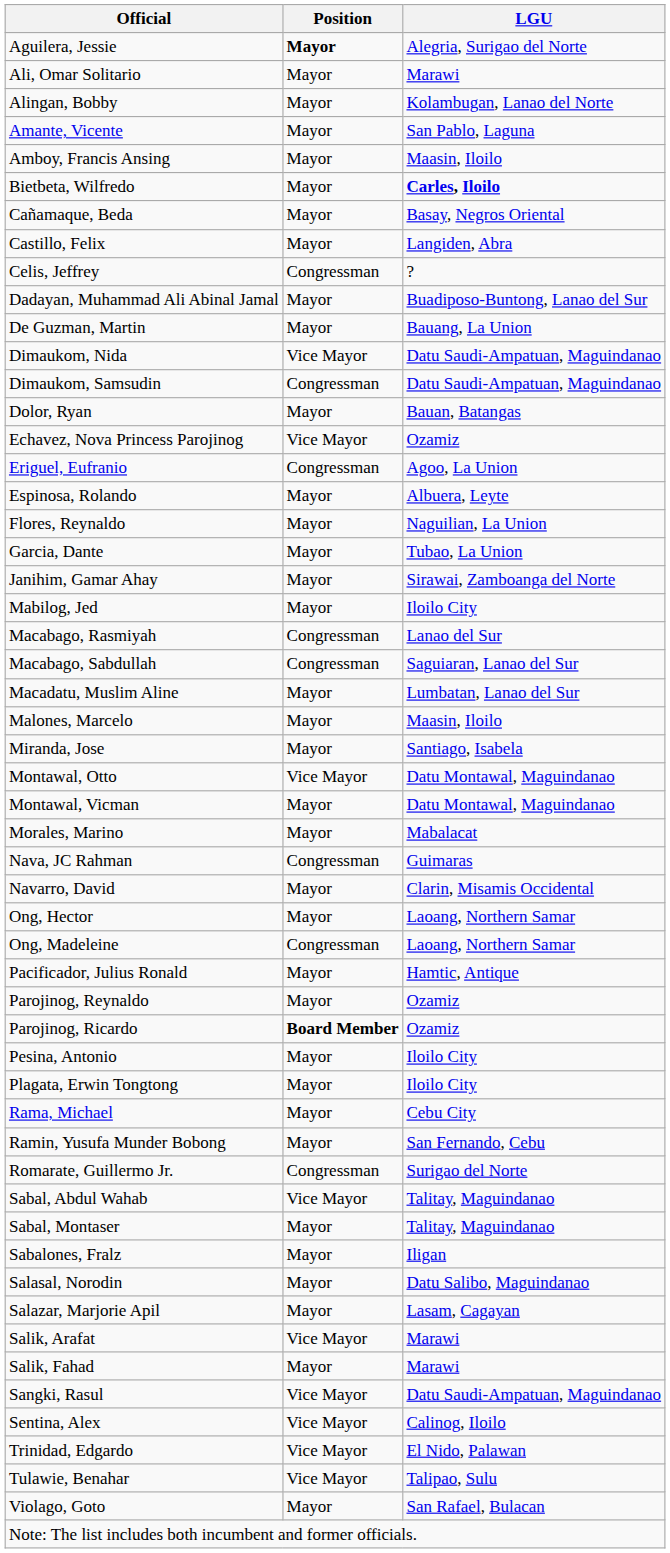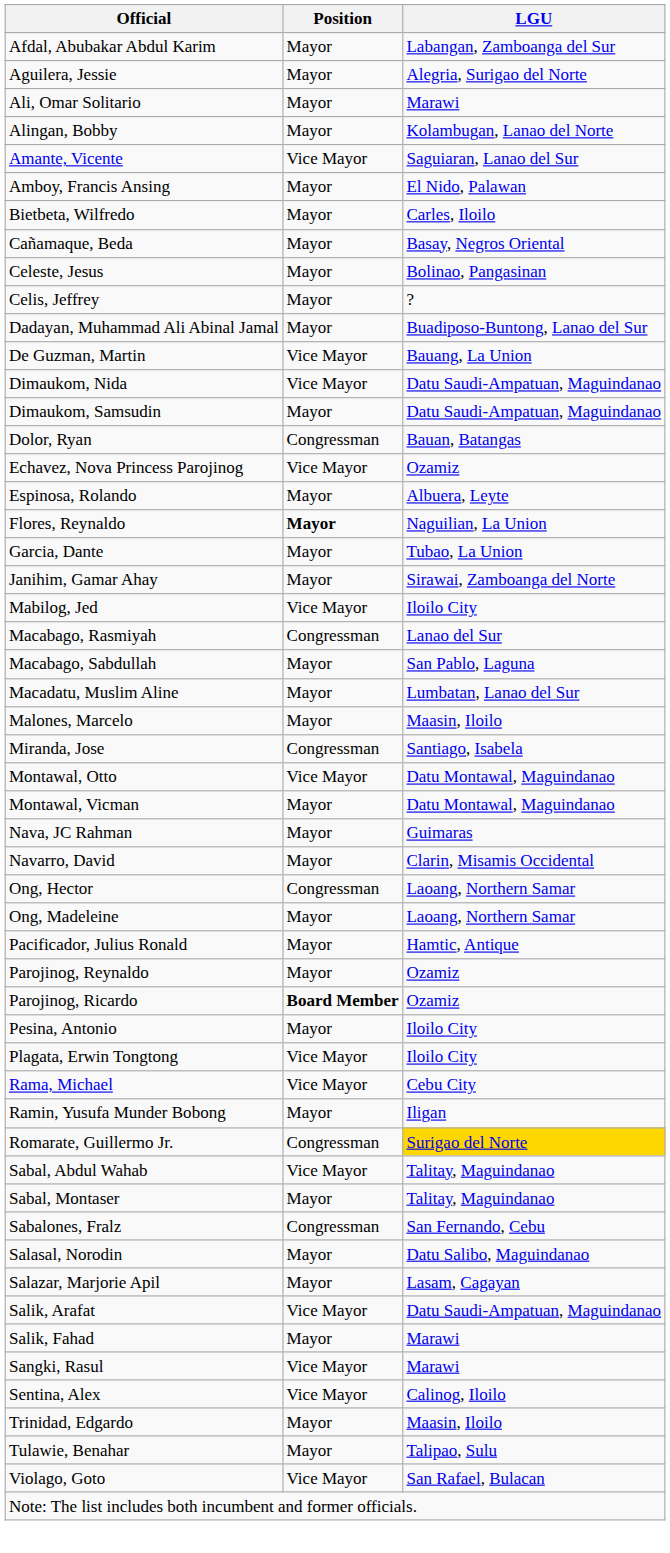+ row: (112, 46)
(311, 46) bold -> (309, 74) normal
(309, 131) Mayor -> (327, 159) Vice Mayor
(470, 131) San Pablo, Laguna -> (492, 159) Saguiaran, Lanao del Sur
(454, 159) Maasin, Iloilo -> (466, 187) El Nido, Palawan
(453, 187) bold -> (451, 215) normal
- row: (57, 243)
+ row: (56, 271)
(333, 271) Congressman -> (309, 299) Mayor
(309, 327) Mayor -> (327, 355) Vice Mayor
(333, 383) Congressman -> (309, 411) Mayor
(309, 411) Mayor -> (333, 439) Congressman
- row: (68, 467)
(309, 523) normal -> (311, 523) bold
(309, 608) Mayor -> (327, 608) Vice Mayor
(333, 664) Congressman -> (309, 664) Mayor
(492, 664) Saguiaran, Lanao del Sur -> (470, 664) San Pablo, Laguna
(309, 748) Mayor -> (333, 748) Congressman
- row: (66, 832)
(333, 860) Congressman -> (309, 832) Mayor
(309, 916) Mayor -> (333, 888) Congressman
(333, 945) Congressman -> (309, 916) Mayor
(309, 1085) Mayor -> (327, 1057) Vice Mayor
(309, 1113) Mayor -> (327, 1085) Vice Mayor
(476, 1141) San Fernando, Cebu -> (426, 1113) Iligan
(467, 1169) no background -> (467, 1141) gold background
(309, 1253) Mayor -> (333, 1225) Congressman
(426, 1253) Iligan -> (476, 1225) San Fernando, Cebu
(433, 1338) Marawi -> (534, 1309) Datu Saudi-Ampatuan, Maguindanao
(534, 1394) Datu Saudi-Ampatuan, Maguindanao -> (433, 1366) Marawi
(327, 1450) Vice Mayor -> (309, 1422) Mayor
(466, 1450) El Nido, Palawan -> (454, 1422) Maasin, Iloilo
(327, 1478) Vice Mayor -> (309, 1450) Mayor
(309, 1506) Mayor -> (327, 1478) Vice Mayor
